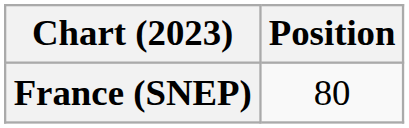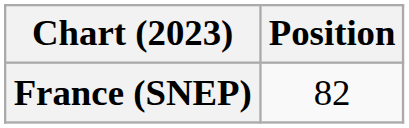(332, 92) 80 -> (332, 92) 82
